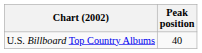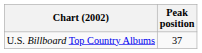(177, 40) 40 -> (177, 40) 37
